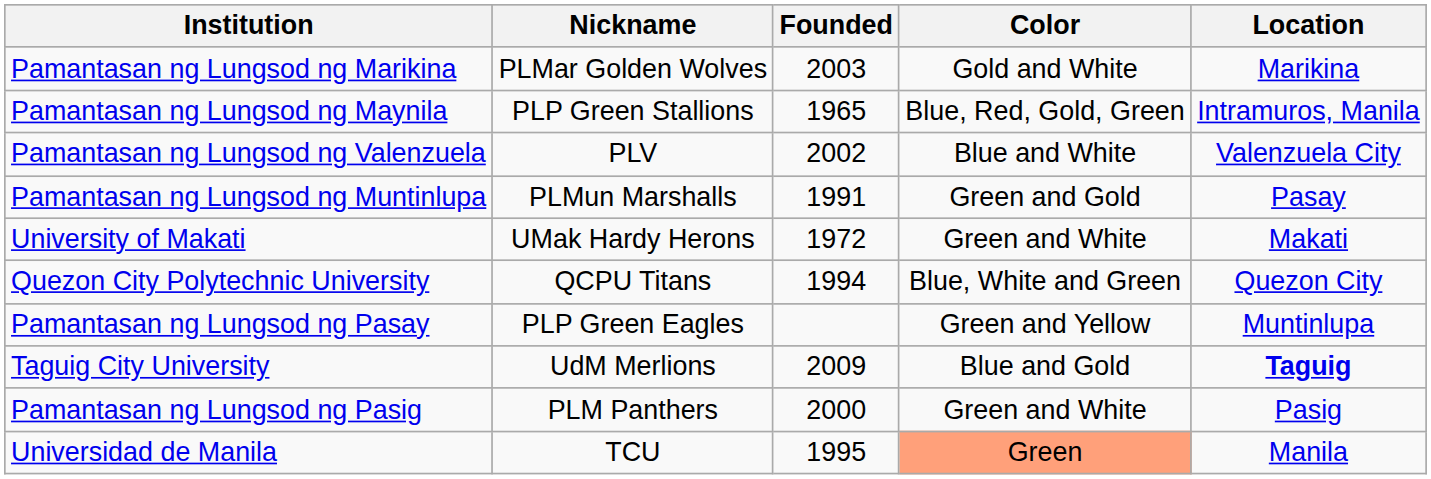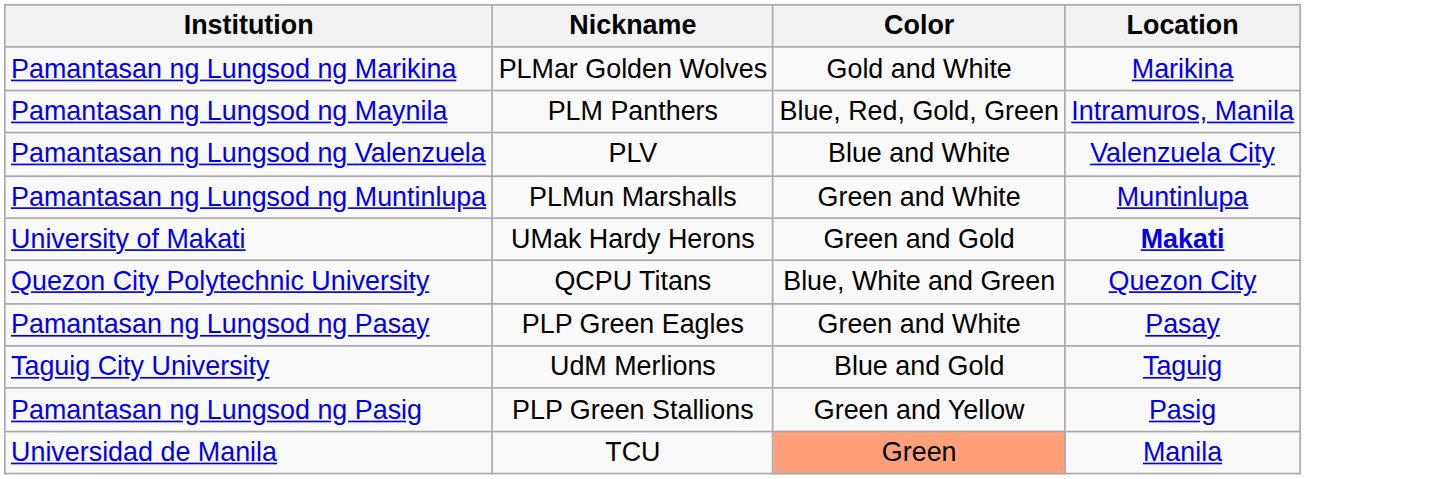- column: (836, 25)
(633, 111) PLP Green Stallions -> (633, 111) PLM Panthers
(1045, 196) Green and Gold -> (919, 196) Green and White
(1308, 196) Pasay -> (1183, 196) Muntinlupa
(1045, 238) Green and White -> (919, 238) Green and Gold
(1308, 238) normal -> (1183, 238) bold
(1045, 324) Green and Yellow -> (919, 324) Green and White
(1308, 324) Muntinlupa -> (1183, 324) Pasay
(1308, 366) bold -> (1183, 366) normal
(633, 409) PLM Panthers -> (633, 409) PLP Green Stallions
(1045, 409) Green and White -> (919, 409) Green and Yellow
